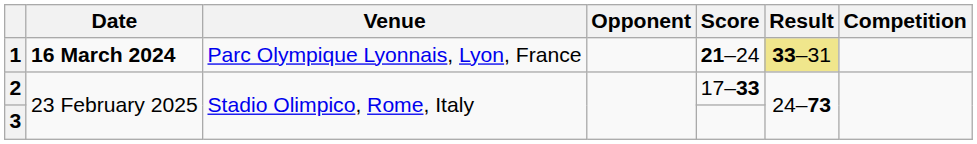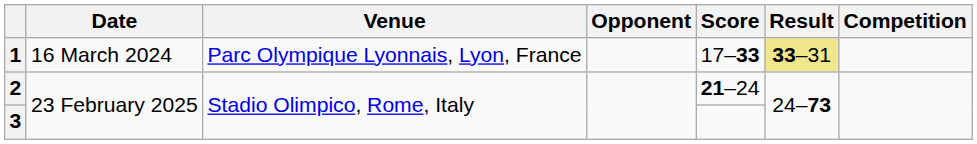(103, 54) bold -> (101, 54) normal
(730, 54) 21–24 -> (730, 54) 17–33
(730, 88) 17–33 -> (730, 88) 21–24
